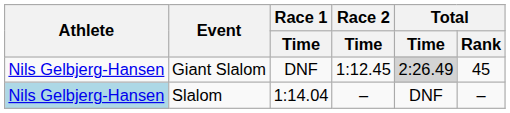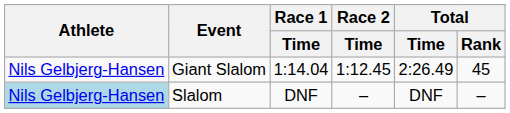(301, 70) DNF -> (301, 70) 1:14.04
(426, 70) lightgrey background -> (426, 70) no background
(301, 96) 1:14.04 -> (301, 96) DNF
